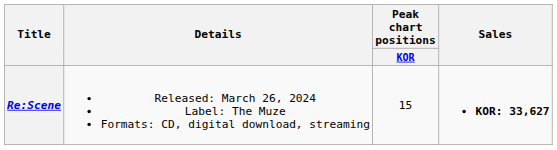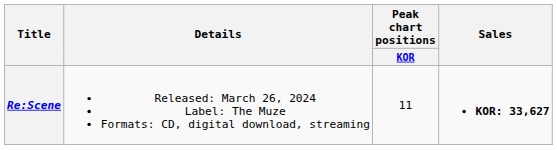(406, 105) 15 -> (406, 105) 11
